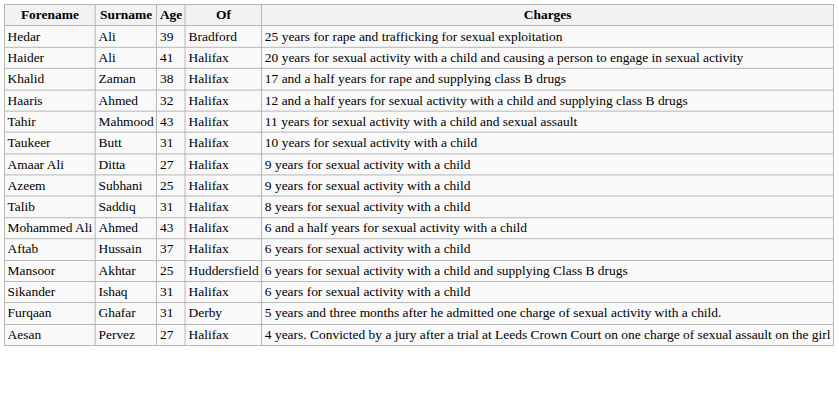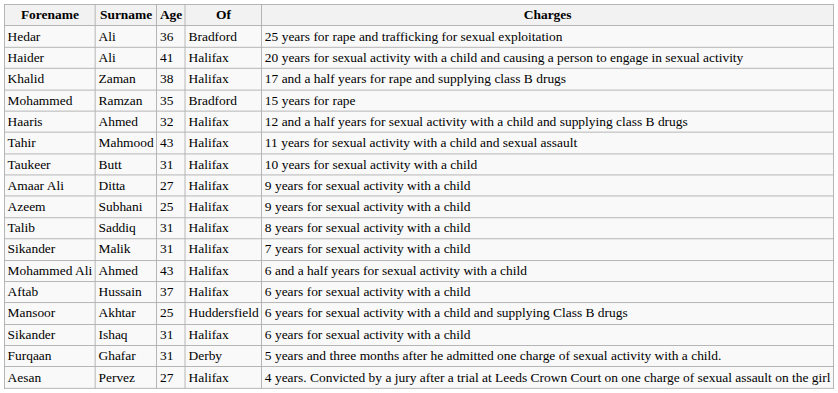(167, 36) 39 -> (167, 36) 36
+ row: (40, 100)
+ row: (31, 249)
